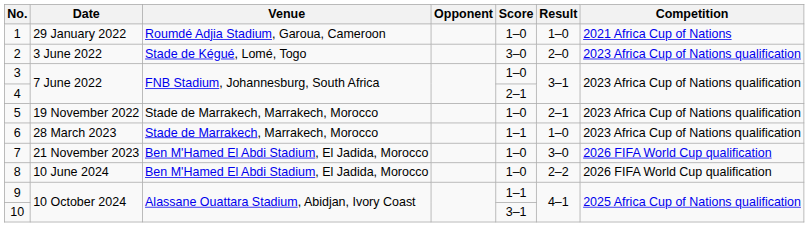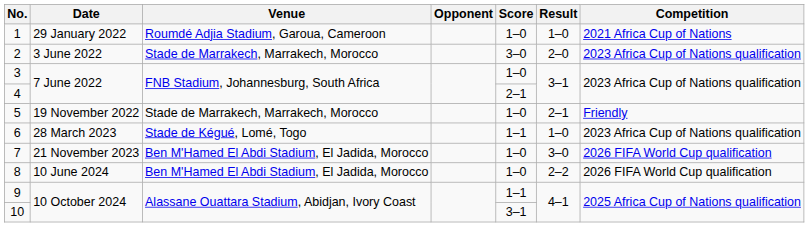(226, 53) Stade de Kégué, Lomé, Togo -> (262, 53) Stade de Marrakech, Marrakech, Morocco
(692, 113) 2023 Africa Cup of Nations qualification -> (605, 113) Friendly
(262, 133) Stade de Marrakech, Marrakech, Morocco -> (226, 133) Stade de Kégué, Lomé, Togo
